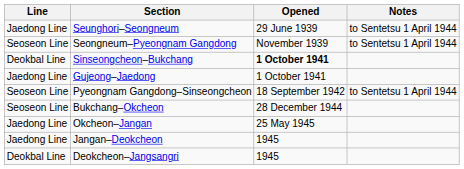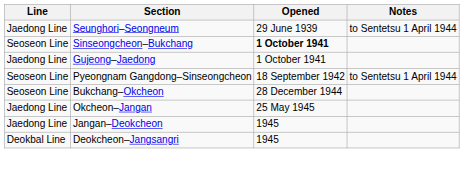- row: (155, 44)
(36, 60) Deokbal Line -> (37, 44) Seoseon Line
